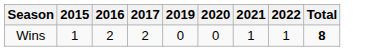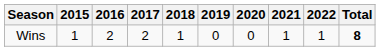+ column: (180, 14)
